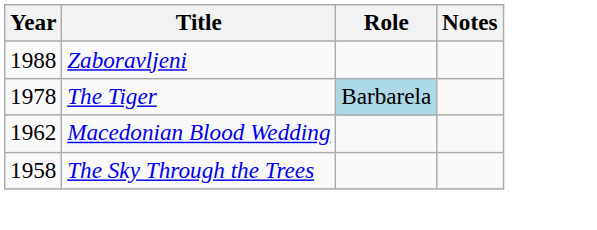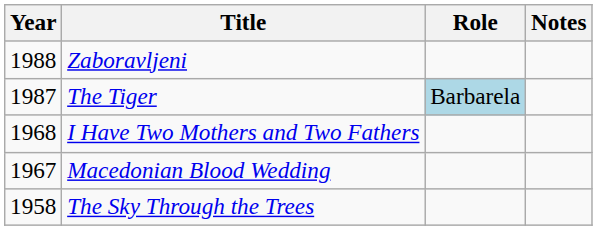(33, 96) 1978 -> (33, 96) 1987
+ row: (243, 133)
(33, 133) 1962 -> (33, 170) 1967
